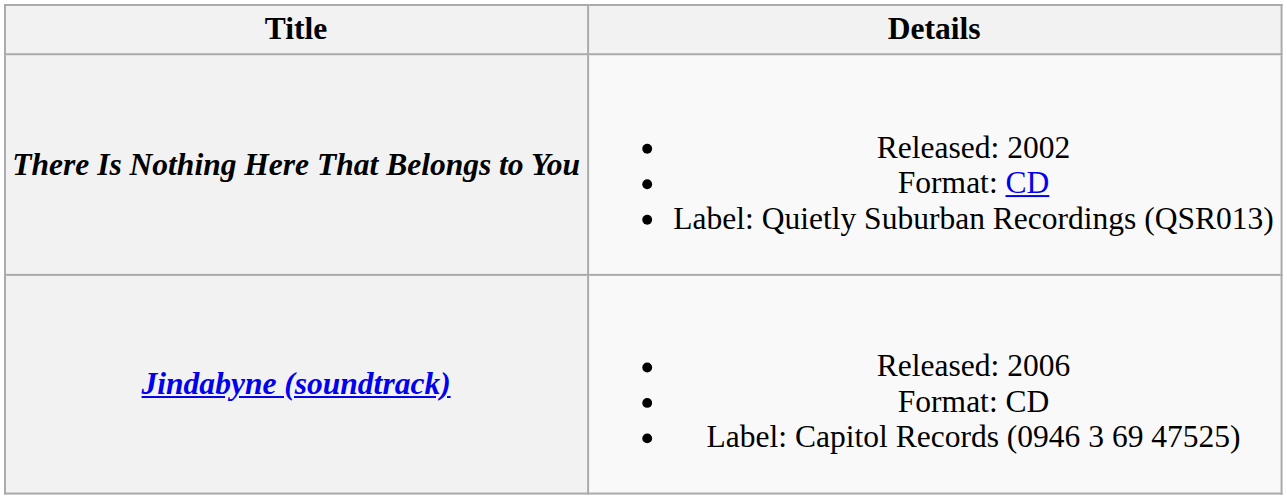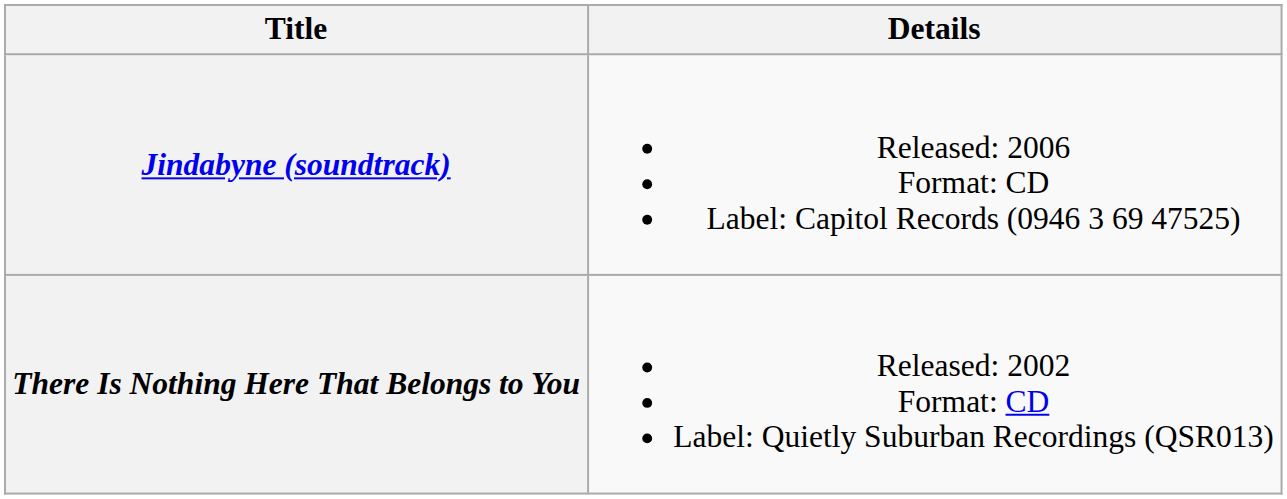rows swapped: (296, 164) <-> (296, 383)
